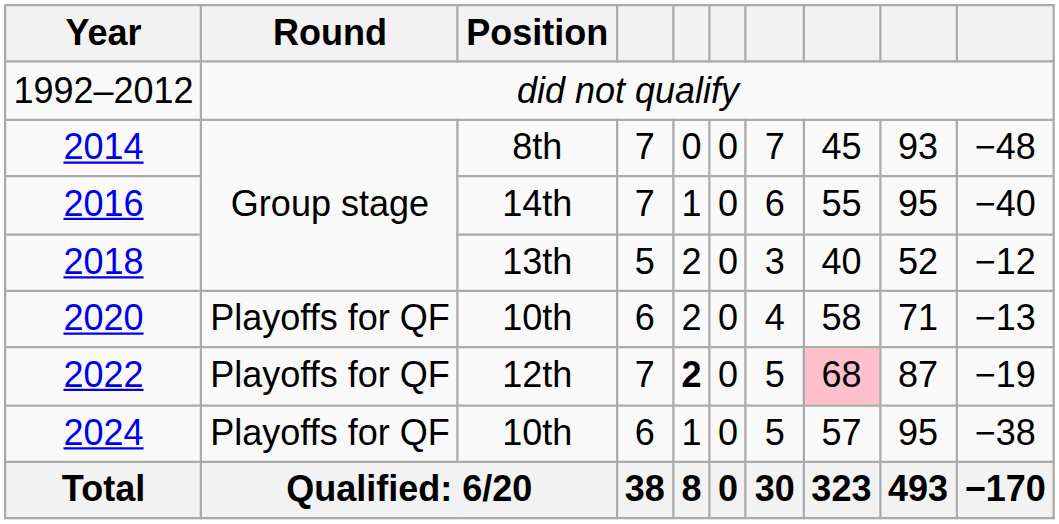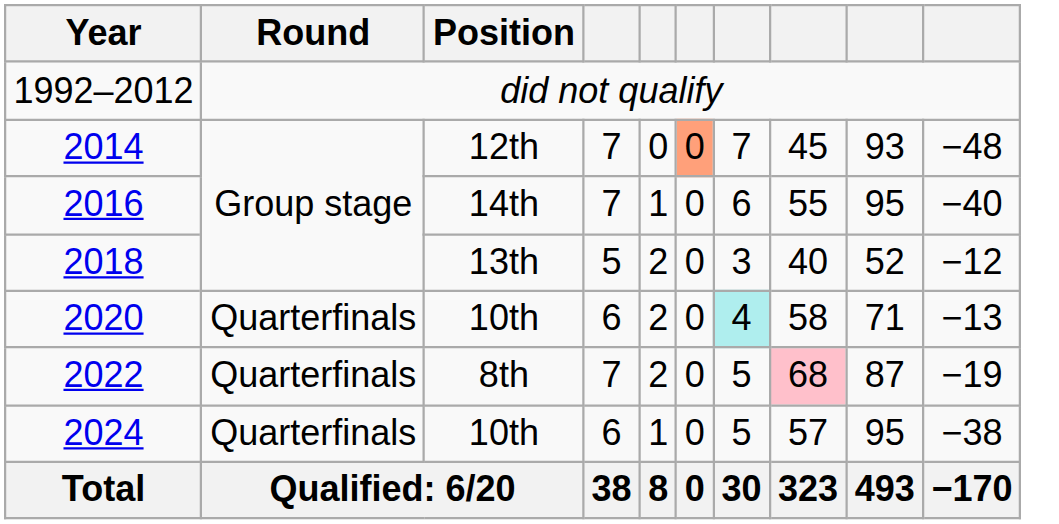(537, 147) 8th -> (504, 147) 12th
(728, 147) no background -> (695, 147) lightsalmon background
(330, 318) Playoffs for QF -> (313, 318) Quarterfinals
(775, 318) no background -> (741, 318) paleturquoise background
(330, 375) Playoffs for QF -> (313, 375) Quarterfinals
(537, 375) 12th -> (504, 375) 8th
(691, 375) bold -> (658, 375) normal
(330, 432) Playoffs for QF -> (313, 432) Quarterfinals
